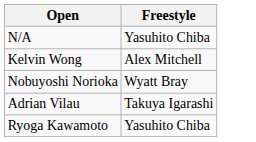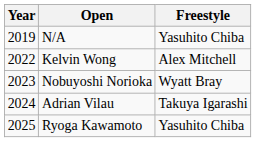+ column: (22, 15)
